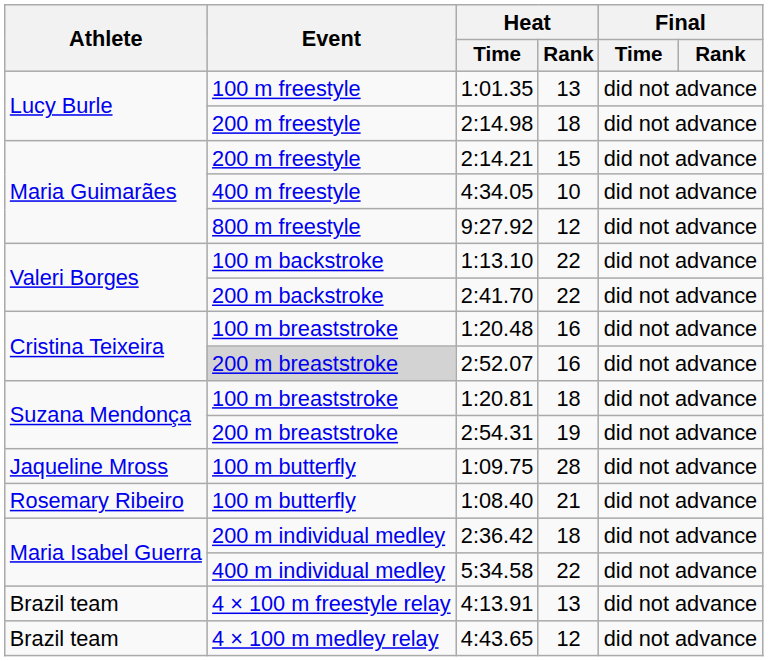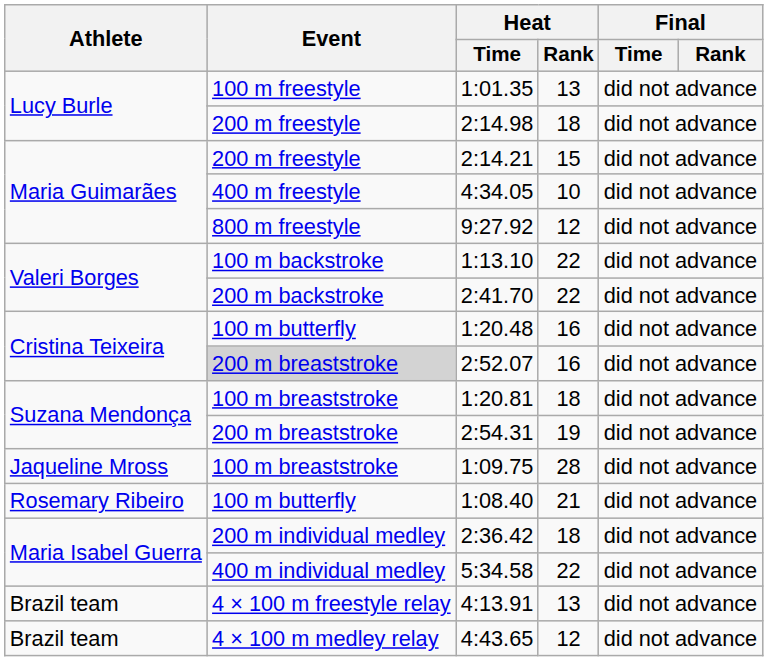(305, 330) 100 m breaststroke -> (284, 330) 100 m butterfly
(284, 467) 100 m butterfly -> (305, 467) 100 m breaststroke
